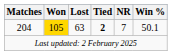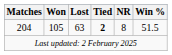(56, 27) gold background -> (56, 27) no background
(124, 27) 7 -> (124, 27) 8
(150, 27) 50.1 -> (150, 27) 51.5
